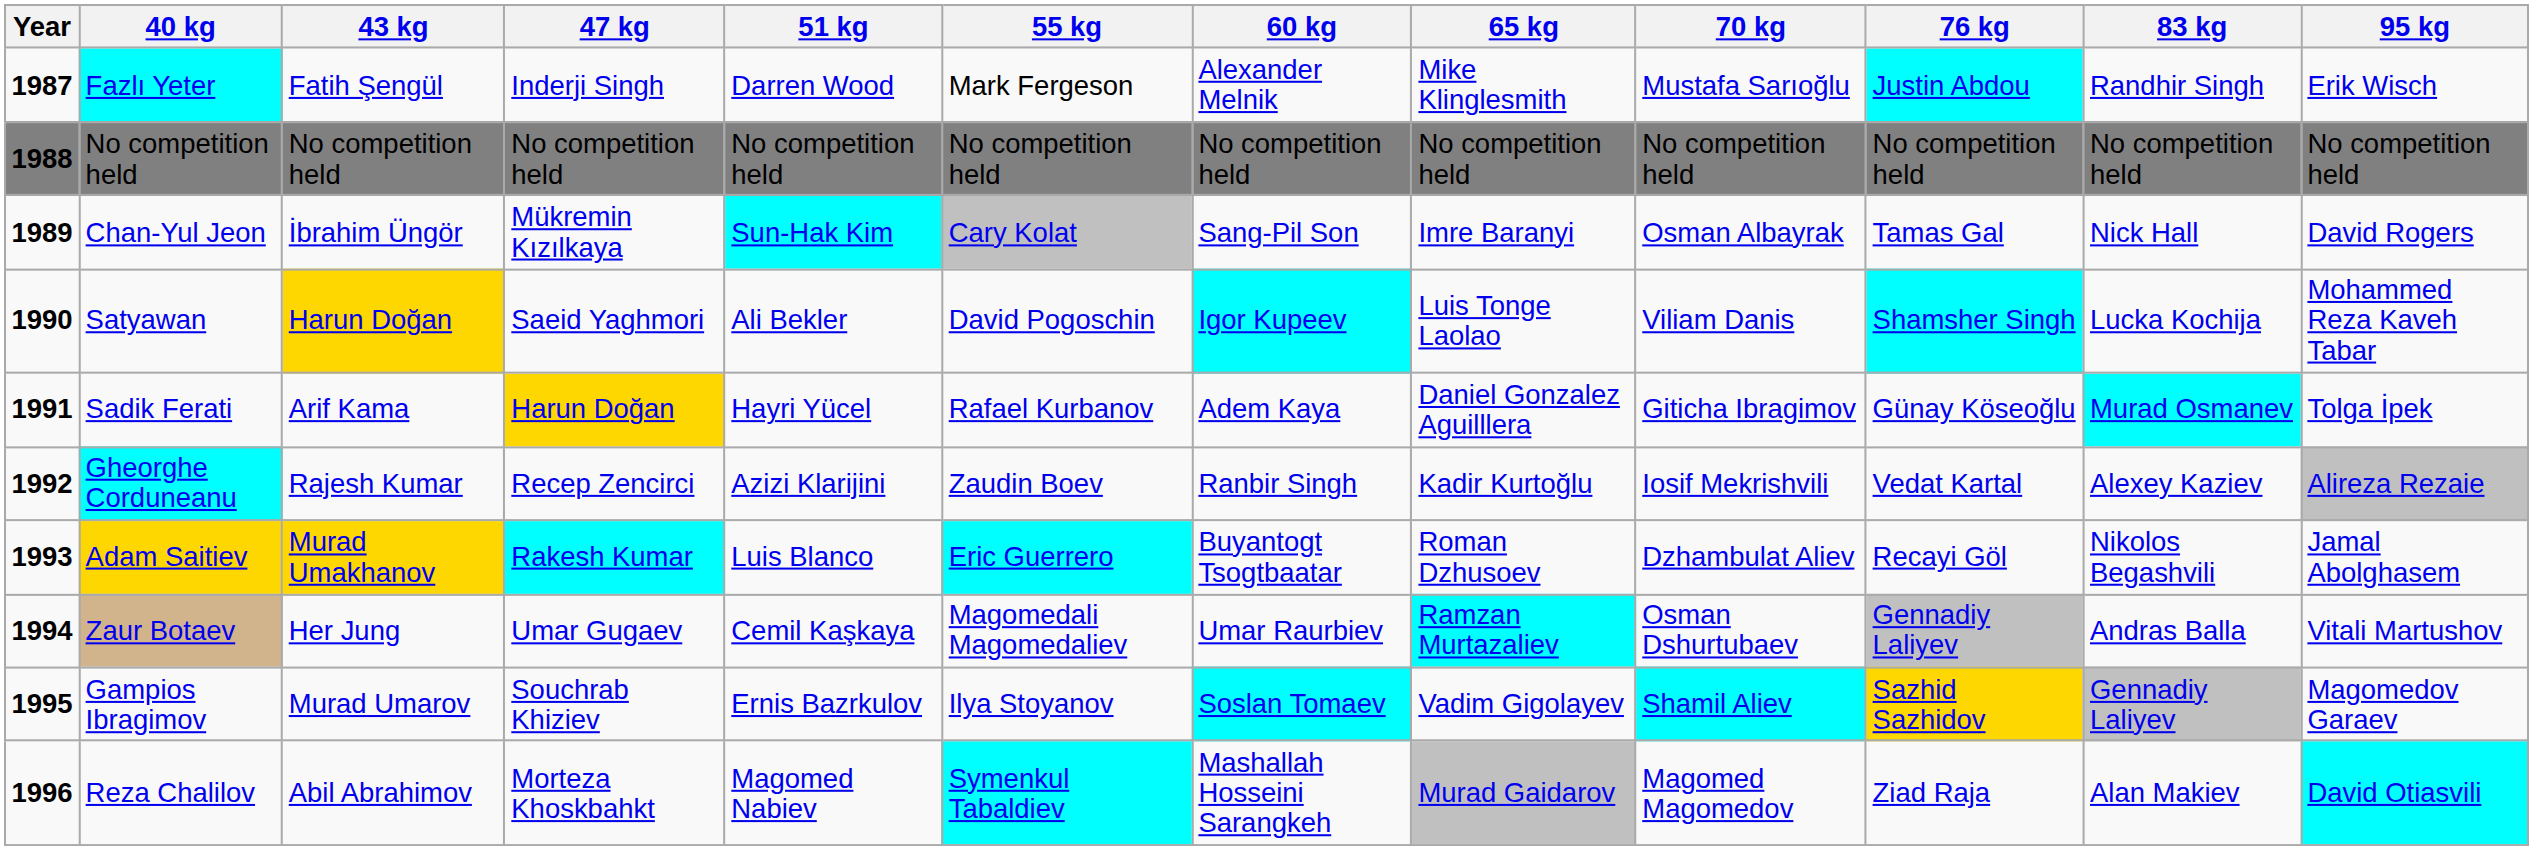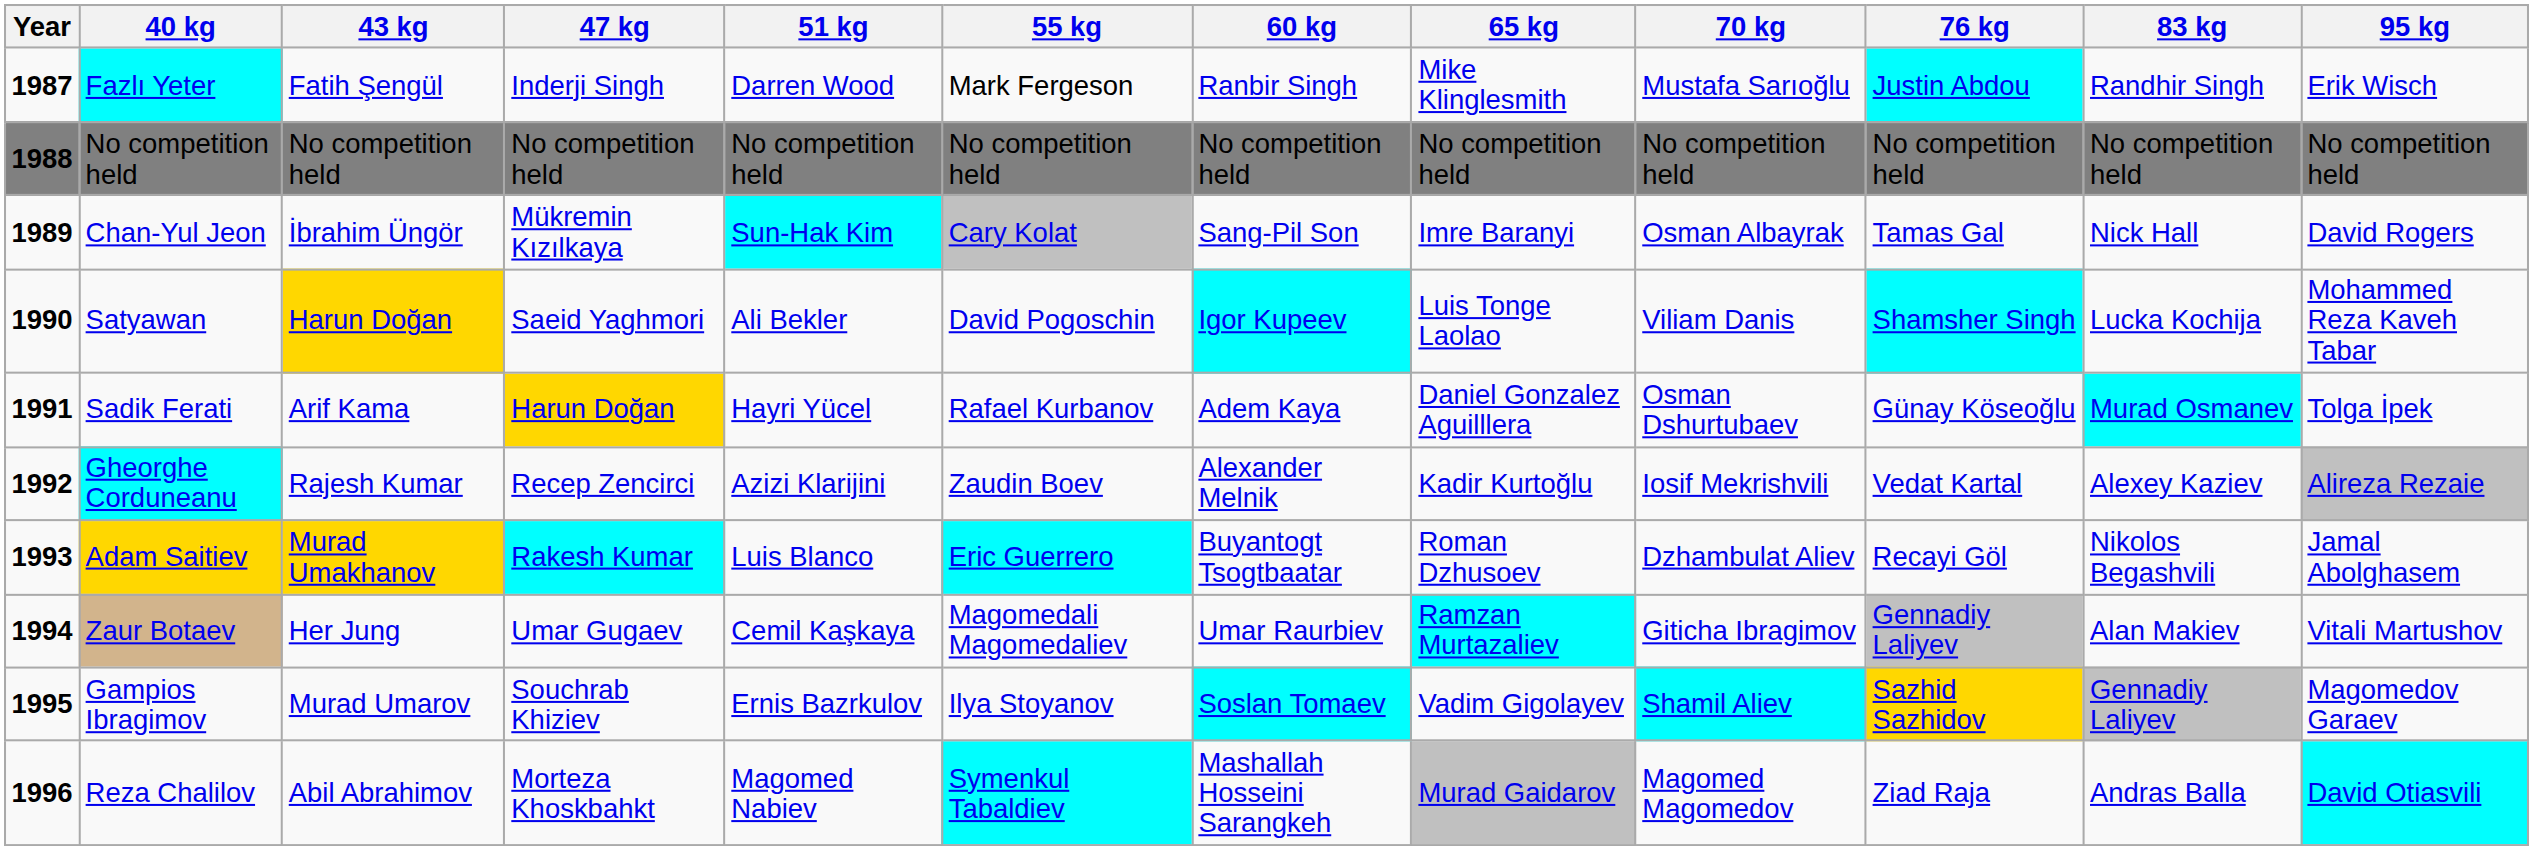(1260, 85) Alexander Melnik -> (1278, 85) Ranbir Singh
(1749, 409) Giticha Ibragimov -> (1720, 409) Osman Dshurtubaev
(1278, 483) Ranbir Singh -> (1260, 483) Alexander Melnik
(1720, 630) Osman Dshurtubaev -> (1749, 630) Giticha Ibragimov
(2168, 630) Andras Balla -> (2165, 630) Alan Makiev
(2165, 793) Alan Makiev -> (2168, 793) Andras Balla
